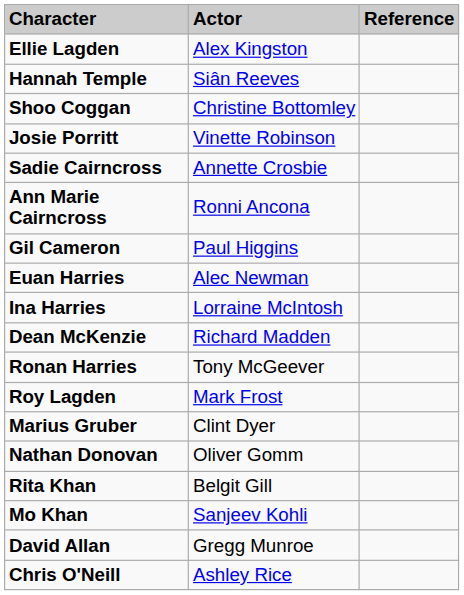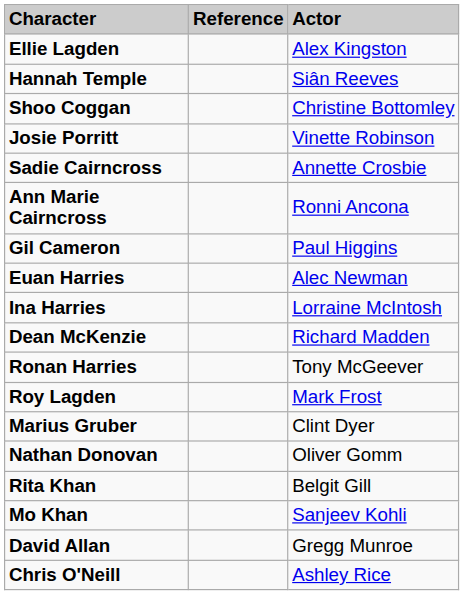columns swapped: (217, 19) <-> (409, 19)
